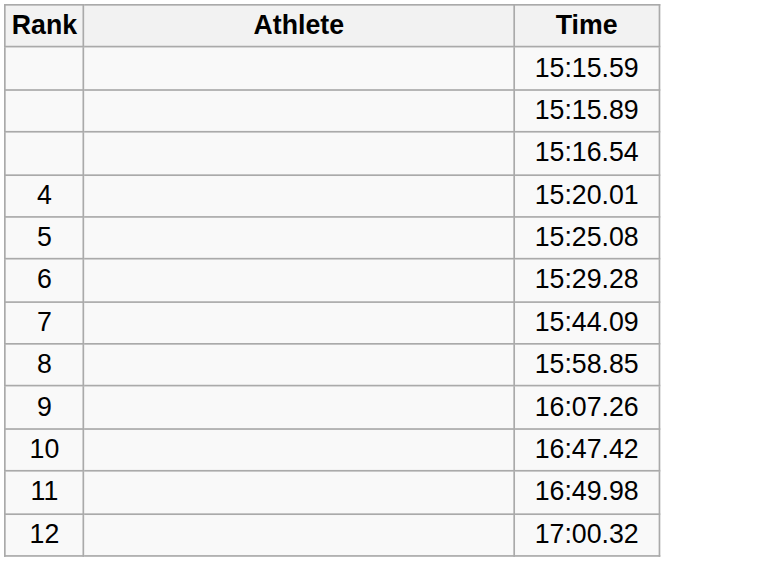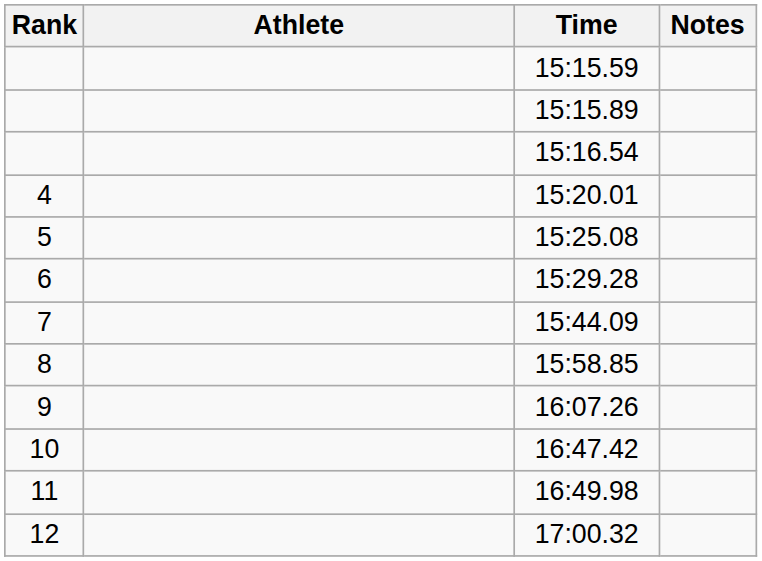+ column: (708, 25)
